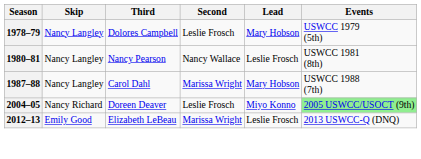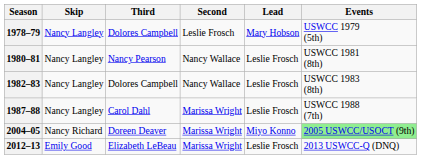+ row: (23, 84)
(273, 84) Mary Hobson -> (272, 110) Leslie Frosch
(208, 105) Leslie Frosch -> (212, 131) Marissa Wright
